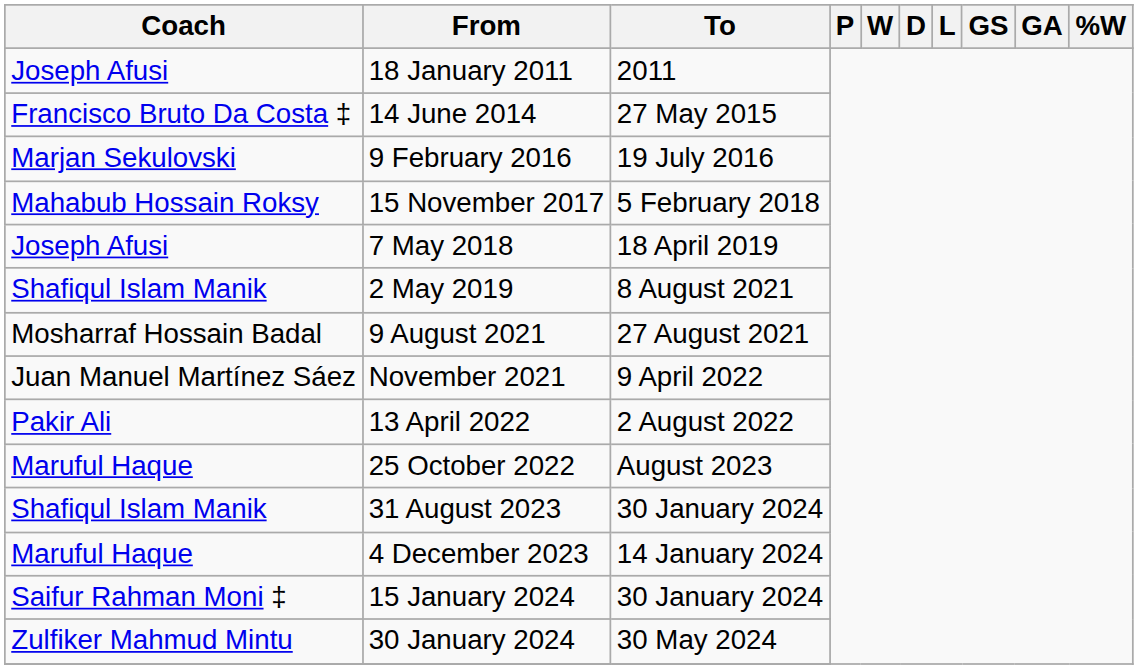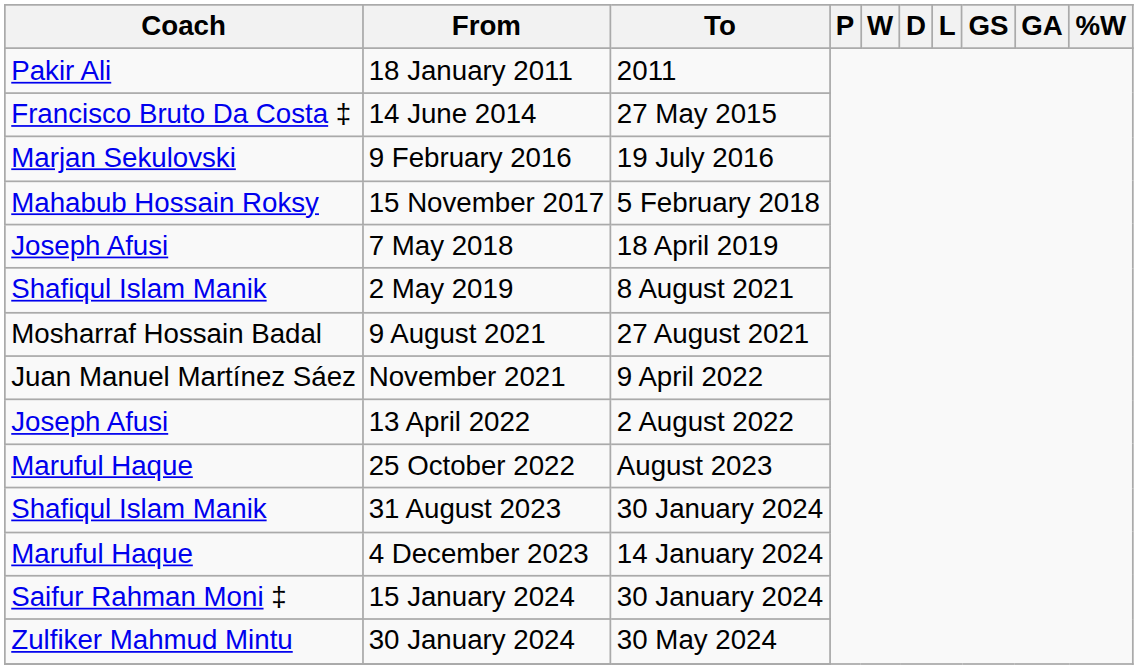(90, 70) Joseph Afusi -> (61, 70) Pakir Ali
(61, 421) Pakir Ali -> (90, 421) Joseph Afusi
